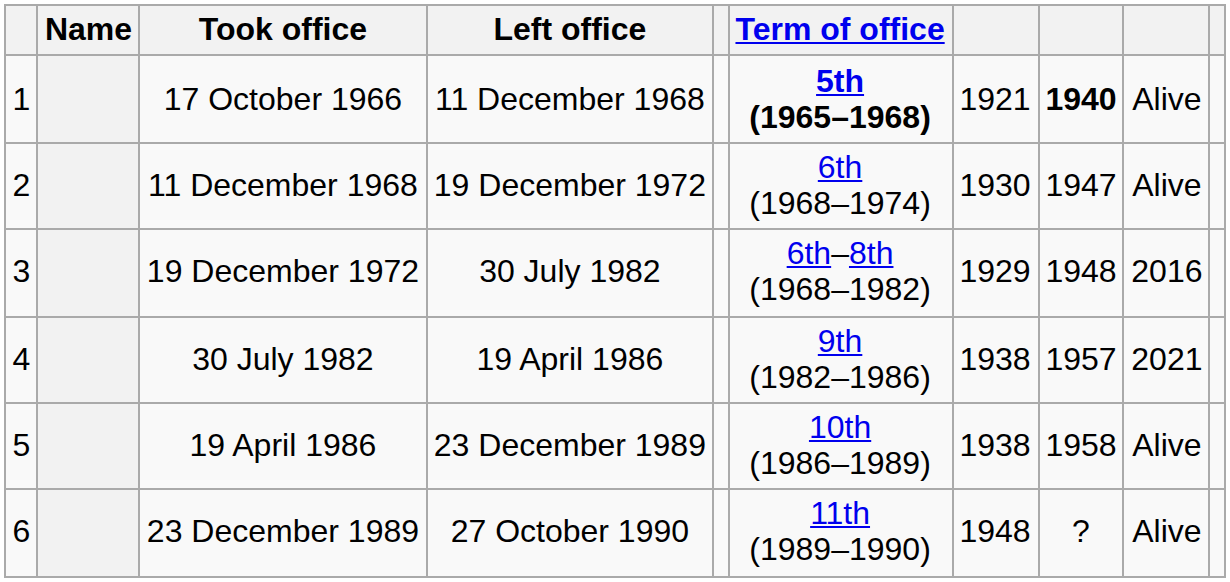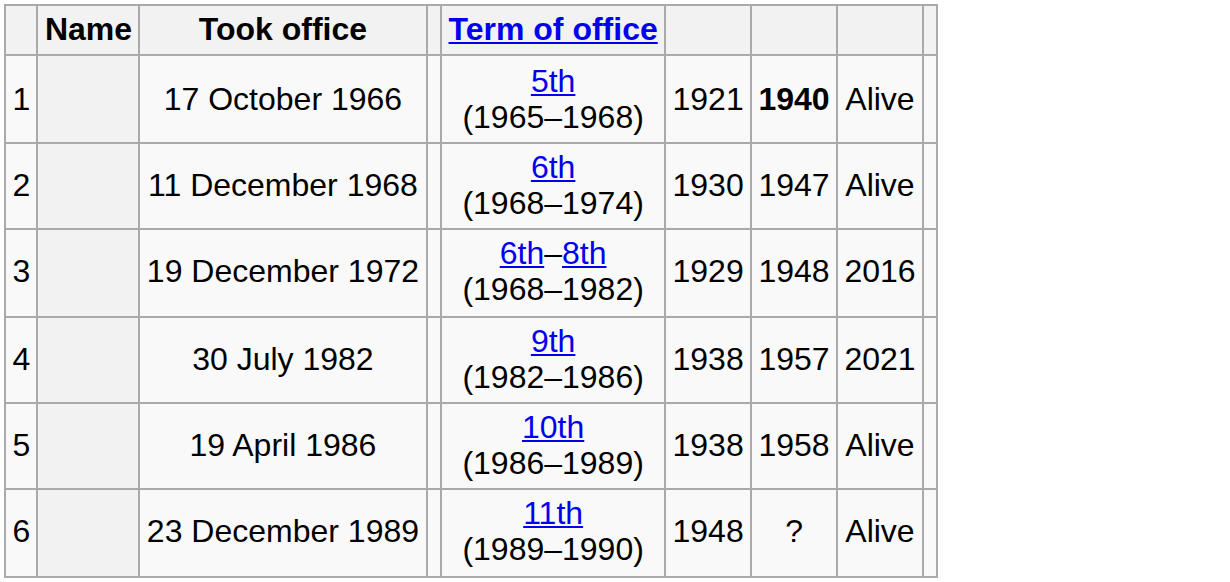- column: (570, 29)
(840, 98) bold -> (553, 98) normal
